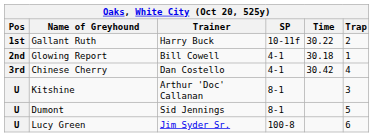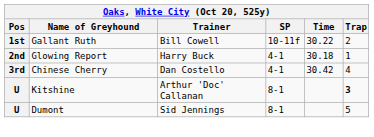(187, 41) Harry Buck -> (190, 41) Bill Cowell
(190, 56) Bill Cowell -> (187, 56) Harry Buck
(348, 90) normal -> (348, 90) bold
- row: (58, 124)
